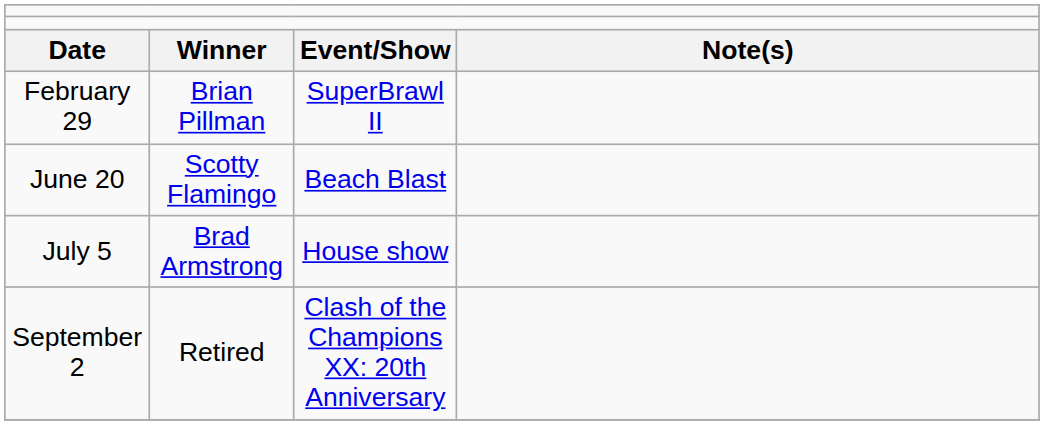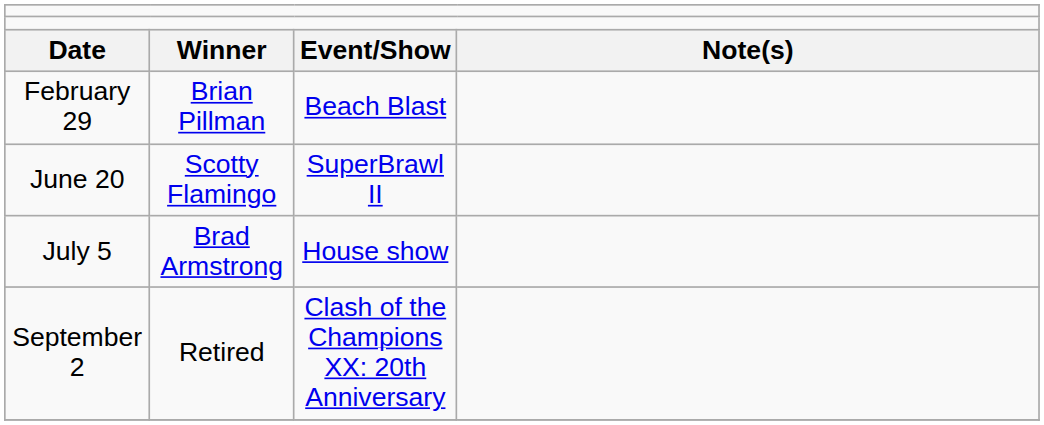(375, 107) SuperBrawl II -> (375, 107) Beach Blast
(375, 179) Beach Blast -> (375, 179) SuperBrawl II
